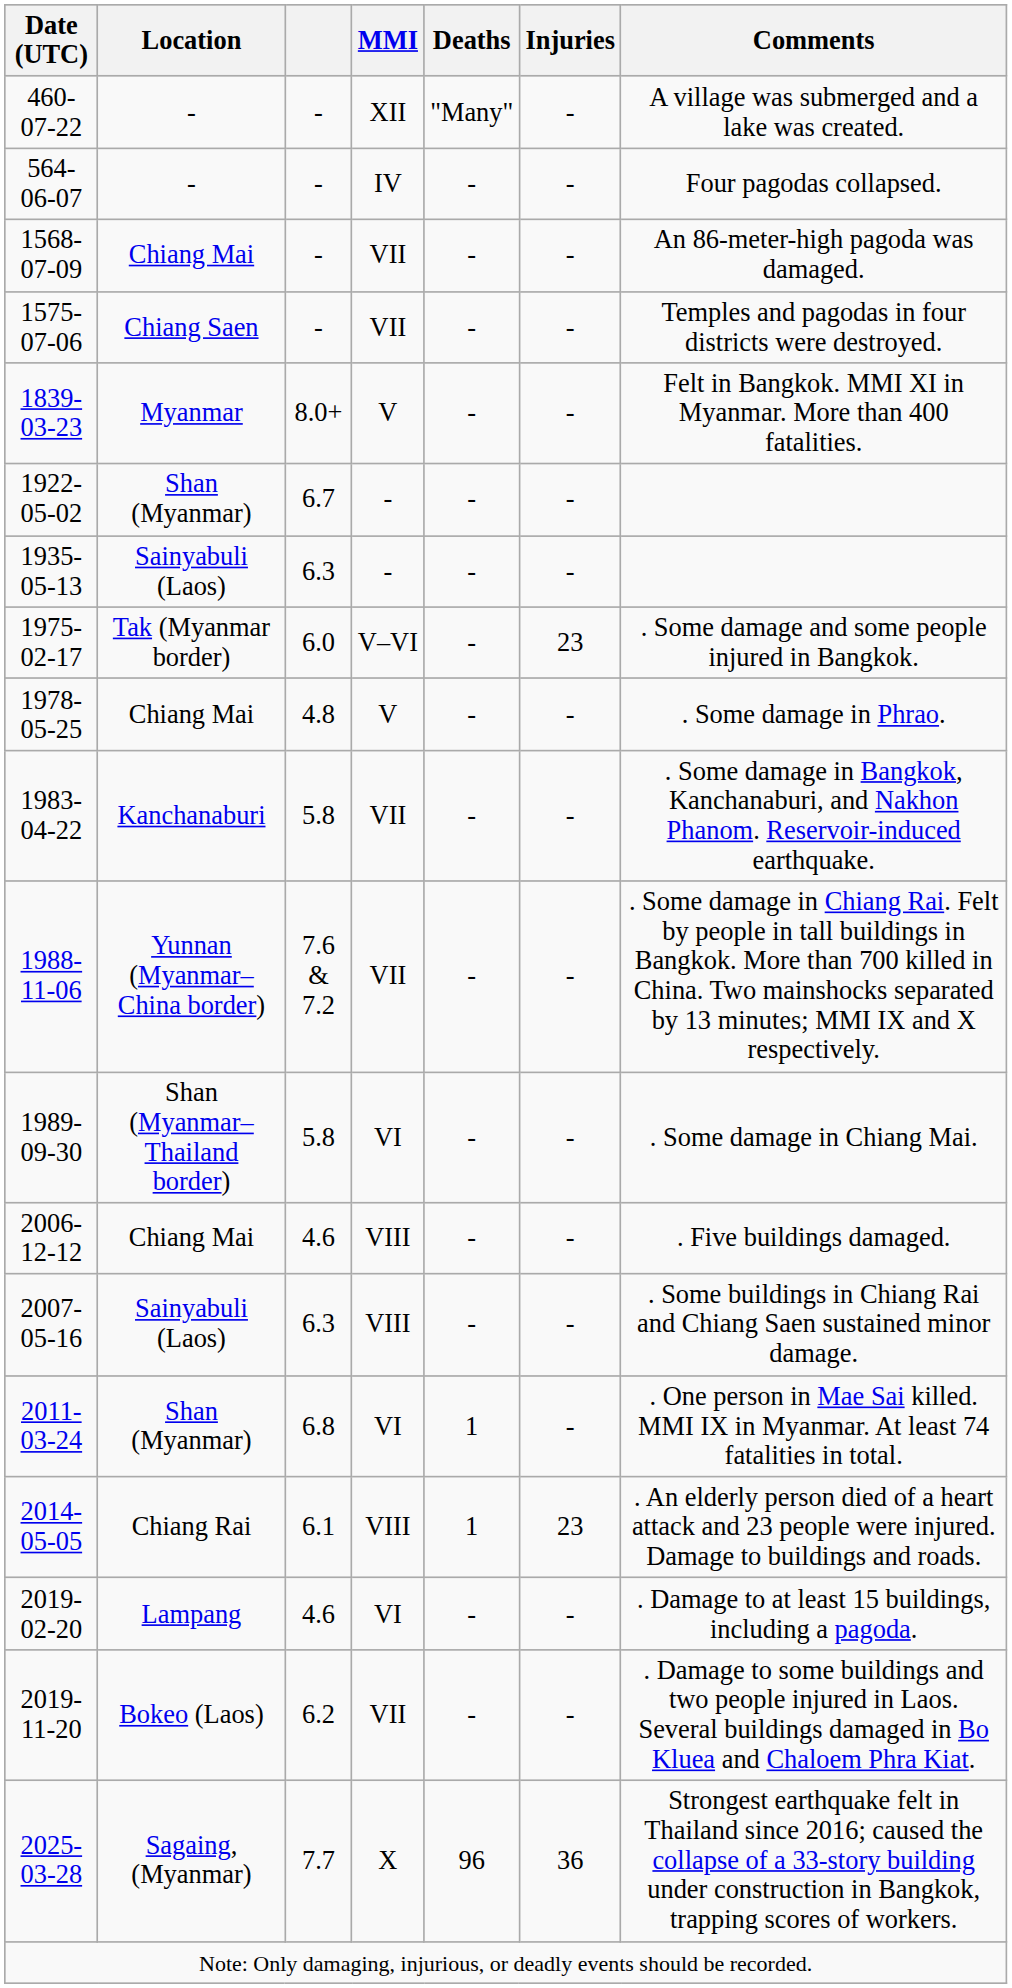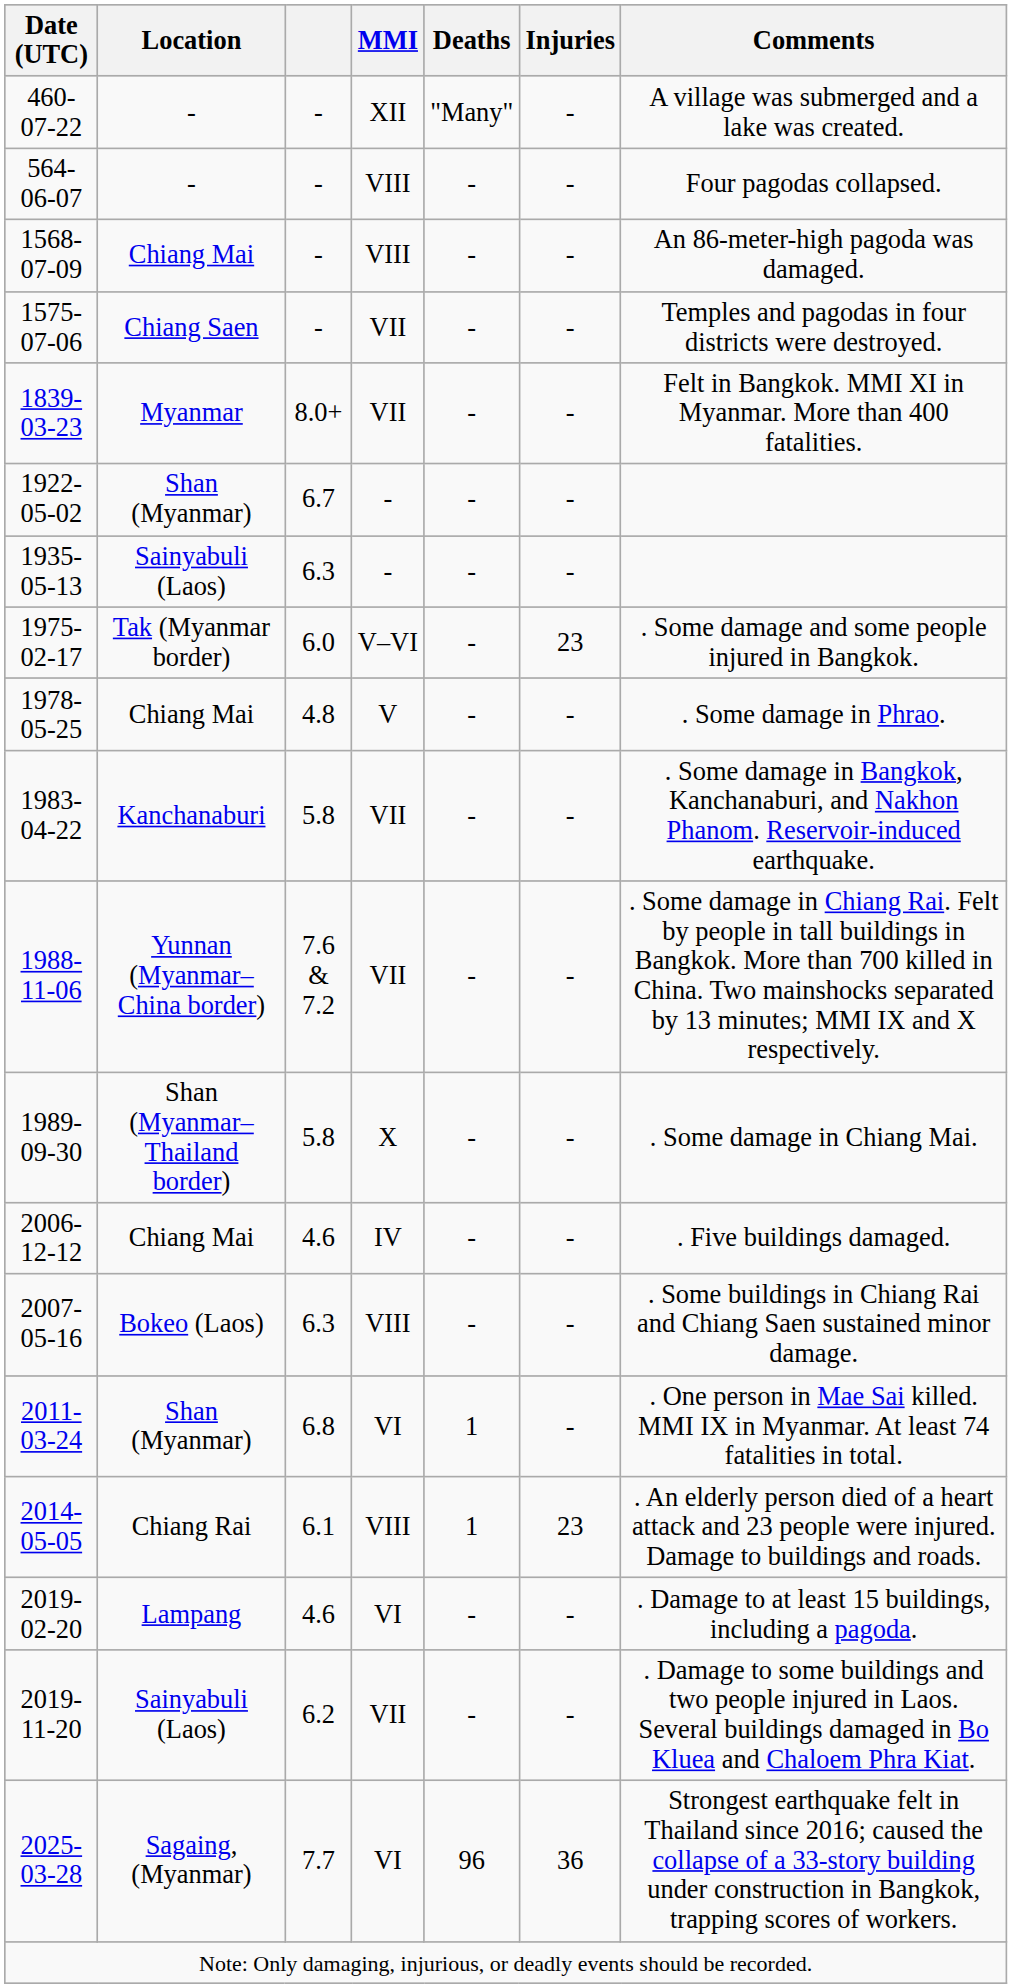(388, 183) IV -> (388, 183) VIII
(388, 254) VII -> (388, 254) VIII
(388, 412) V -> (388, 412) VII
(388, 1136) VI -> (388, 1136) X
(388, 1237) VIII -> (388, 1237) IV
(191, 1324) Sainyabuli (Laos) -> (191, 1324) Bokeo (Laos)
(191, 1714) Bokeo (Laos) -> (191, 1714) Sainyabuli (Laos)
(388, 1860) X -> (388, 1860) VI
